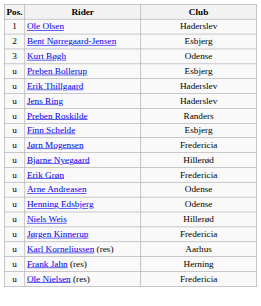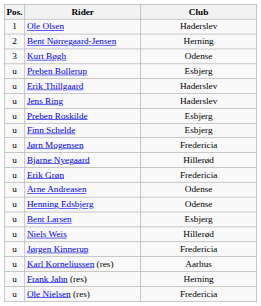(199, 41) Esbjerg -> (199, 41) Herning
(199, 115) Randers -> (199, 115) Esbjerg
+ row: (49, 219)
